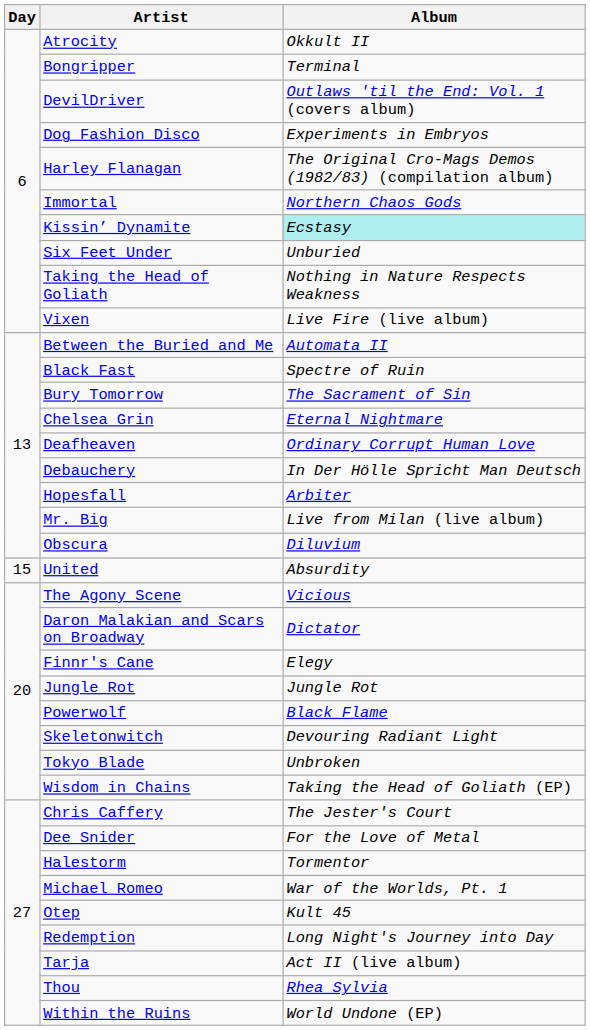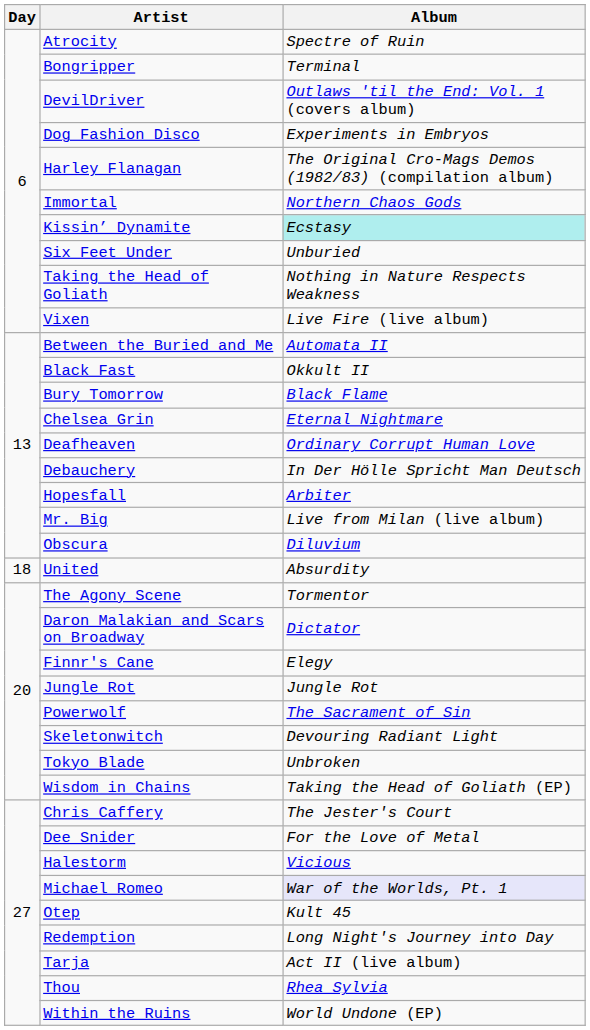(328, 42) Okkult II -> (356, 42) Spectre of Ruin
(356, 370) Spectre of Ruin -> (328, 370) Okkult II
(379, 395) The Sacrament of Sin -> (337, 395) Black Flame
(22, 570) 15 -> (22, 570) 18
(319, 595) Vicious -> (328, 595) Tormentor
(337, 713) Black Flame -> (379, 713) The Sacrament of Sin
(328, 863) Tormentor -> (319, 863) Vicious
(397, 888) no background -> (397, 888) lavender background
